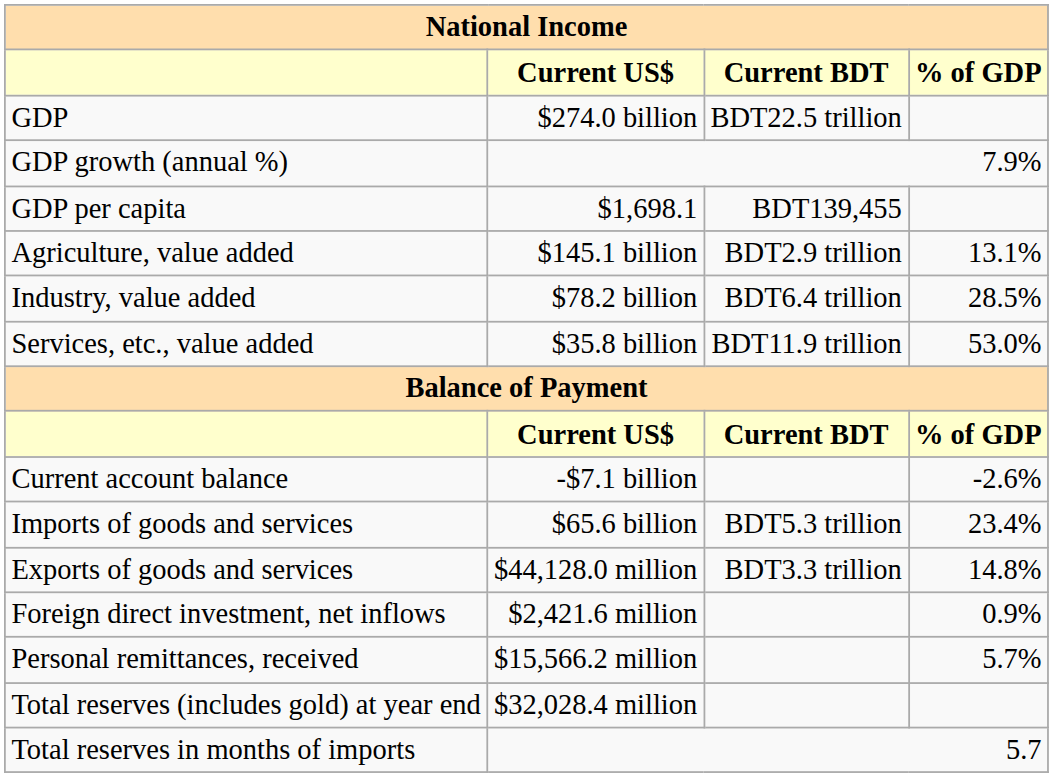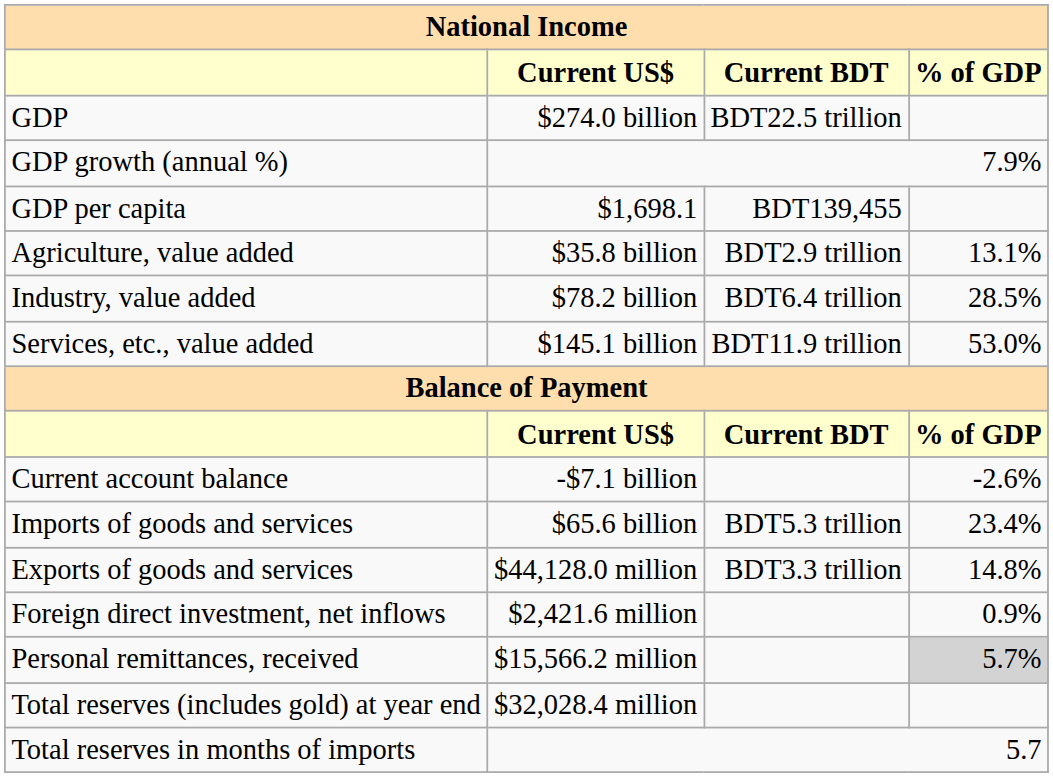(617, 252) $145.1 billion -> (624, 252) $35.8 billion
(624, 343) $35.8 billion -> (617, 343) $145.1 billion
(1012, 659) no background -> (1012, 659) lightgrey background
